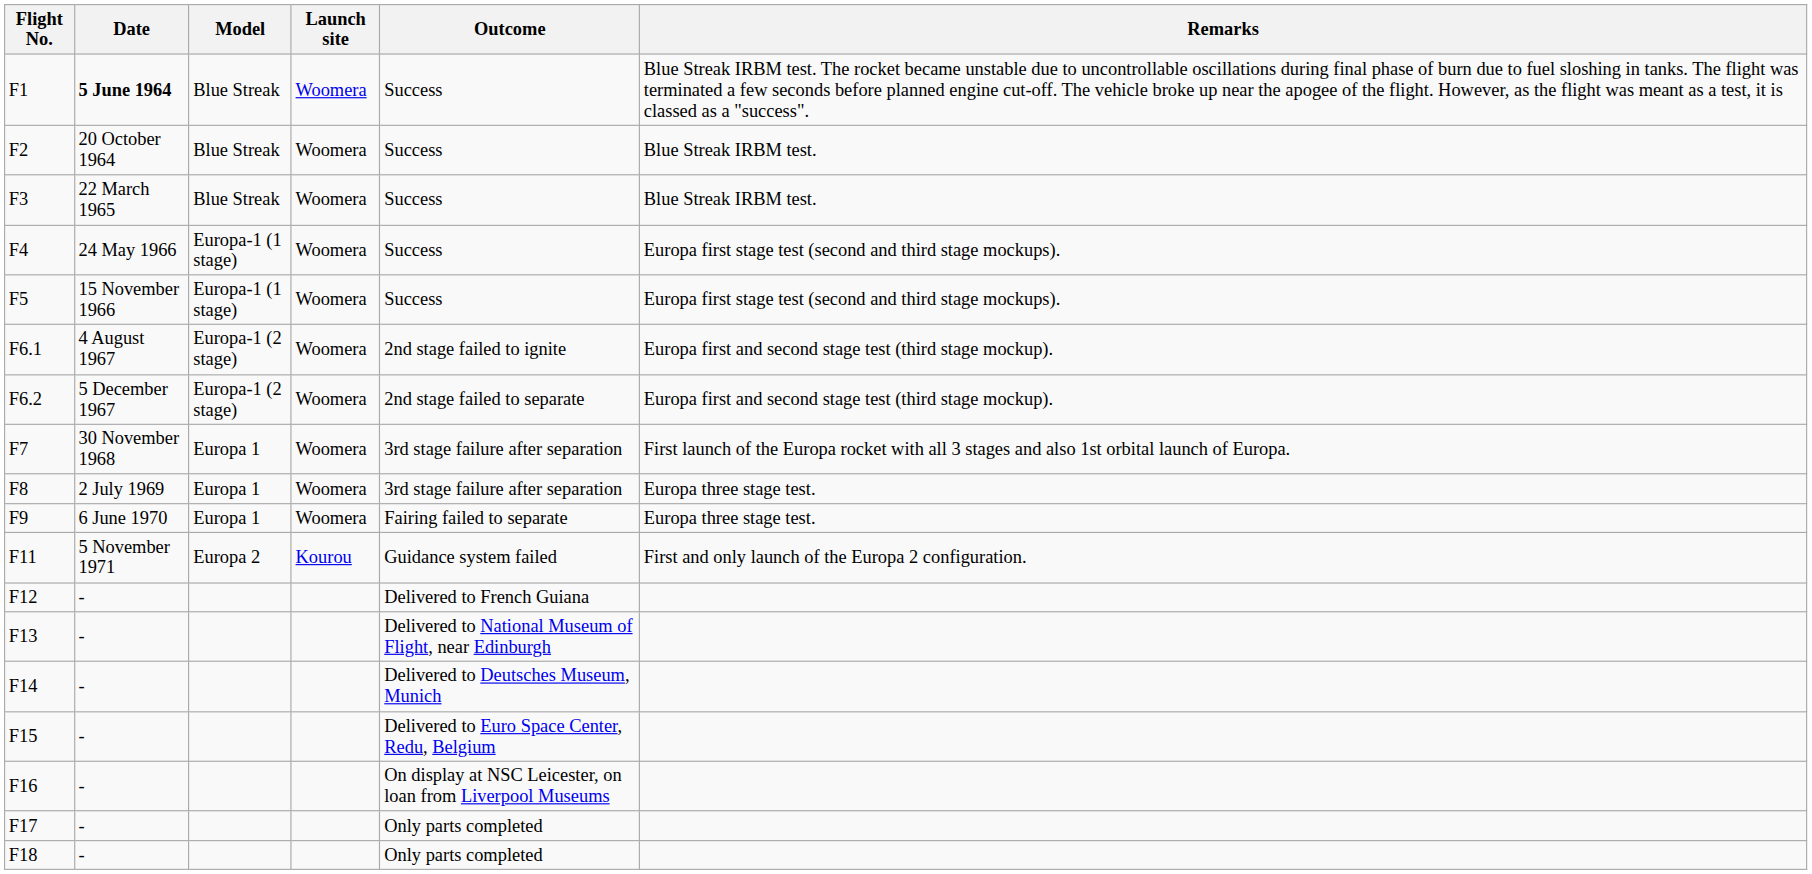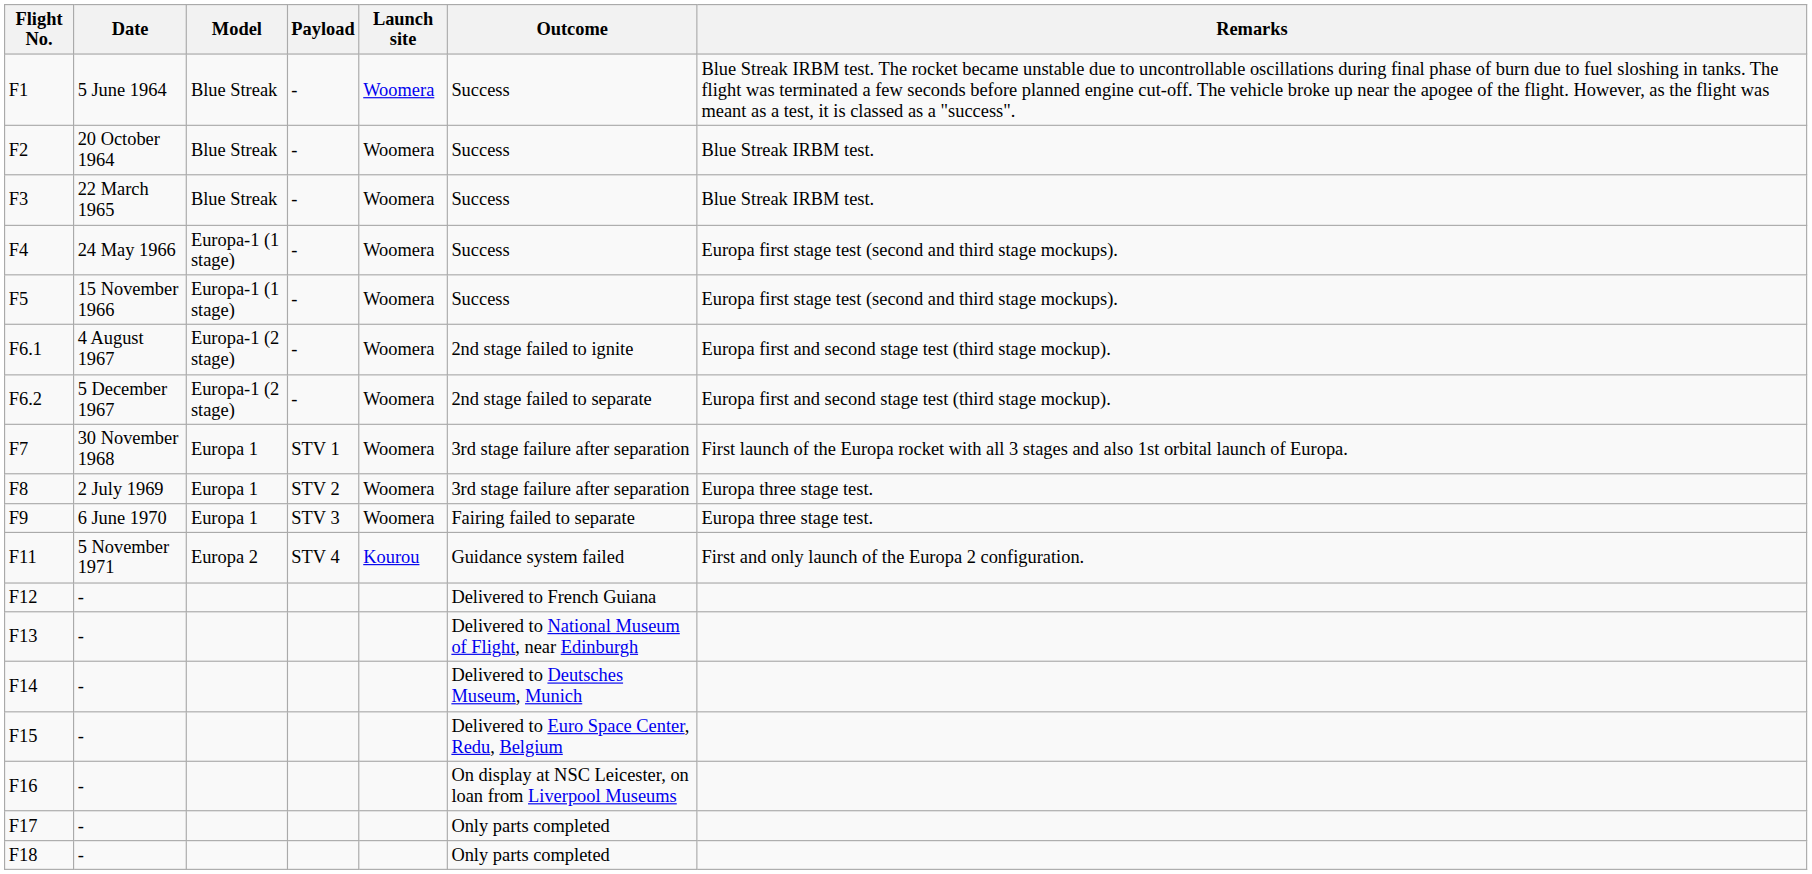+ column: (323, 29)
(125, 89) bold -> (122, 89) normal
